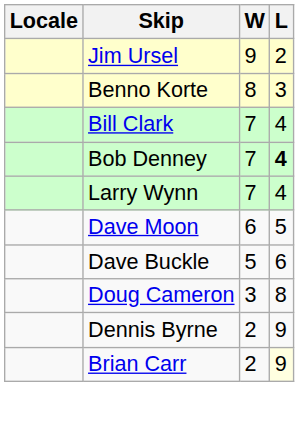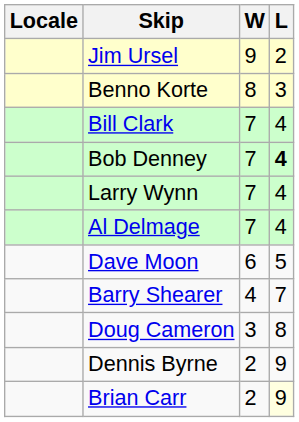+ row: (144, 227)
- row: (149, 261)
+ row: (155, 295)
